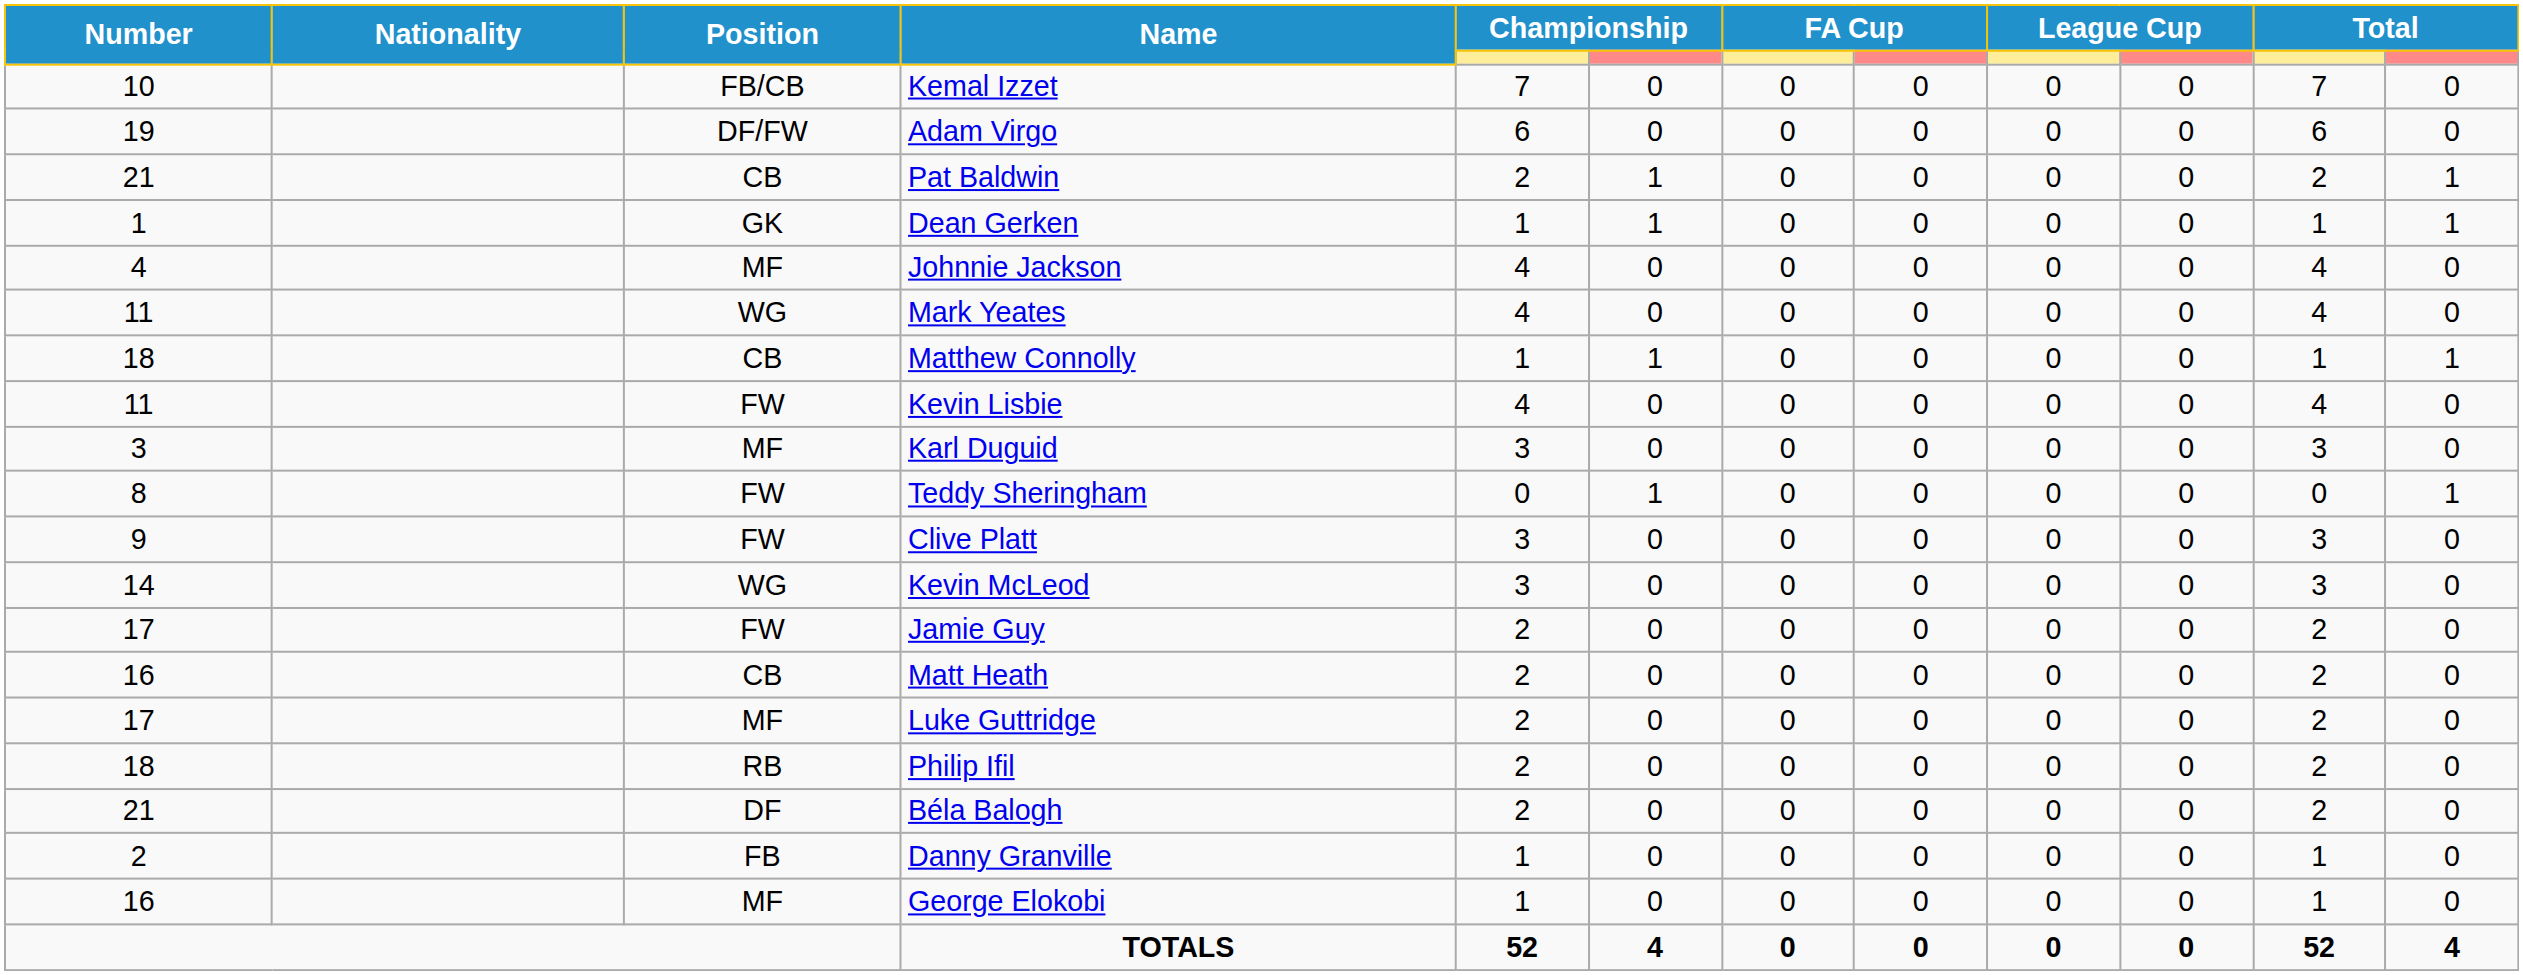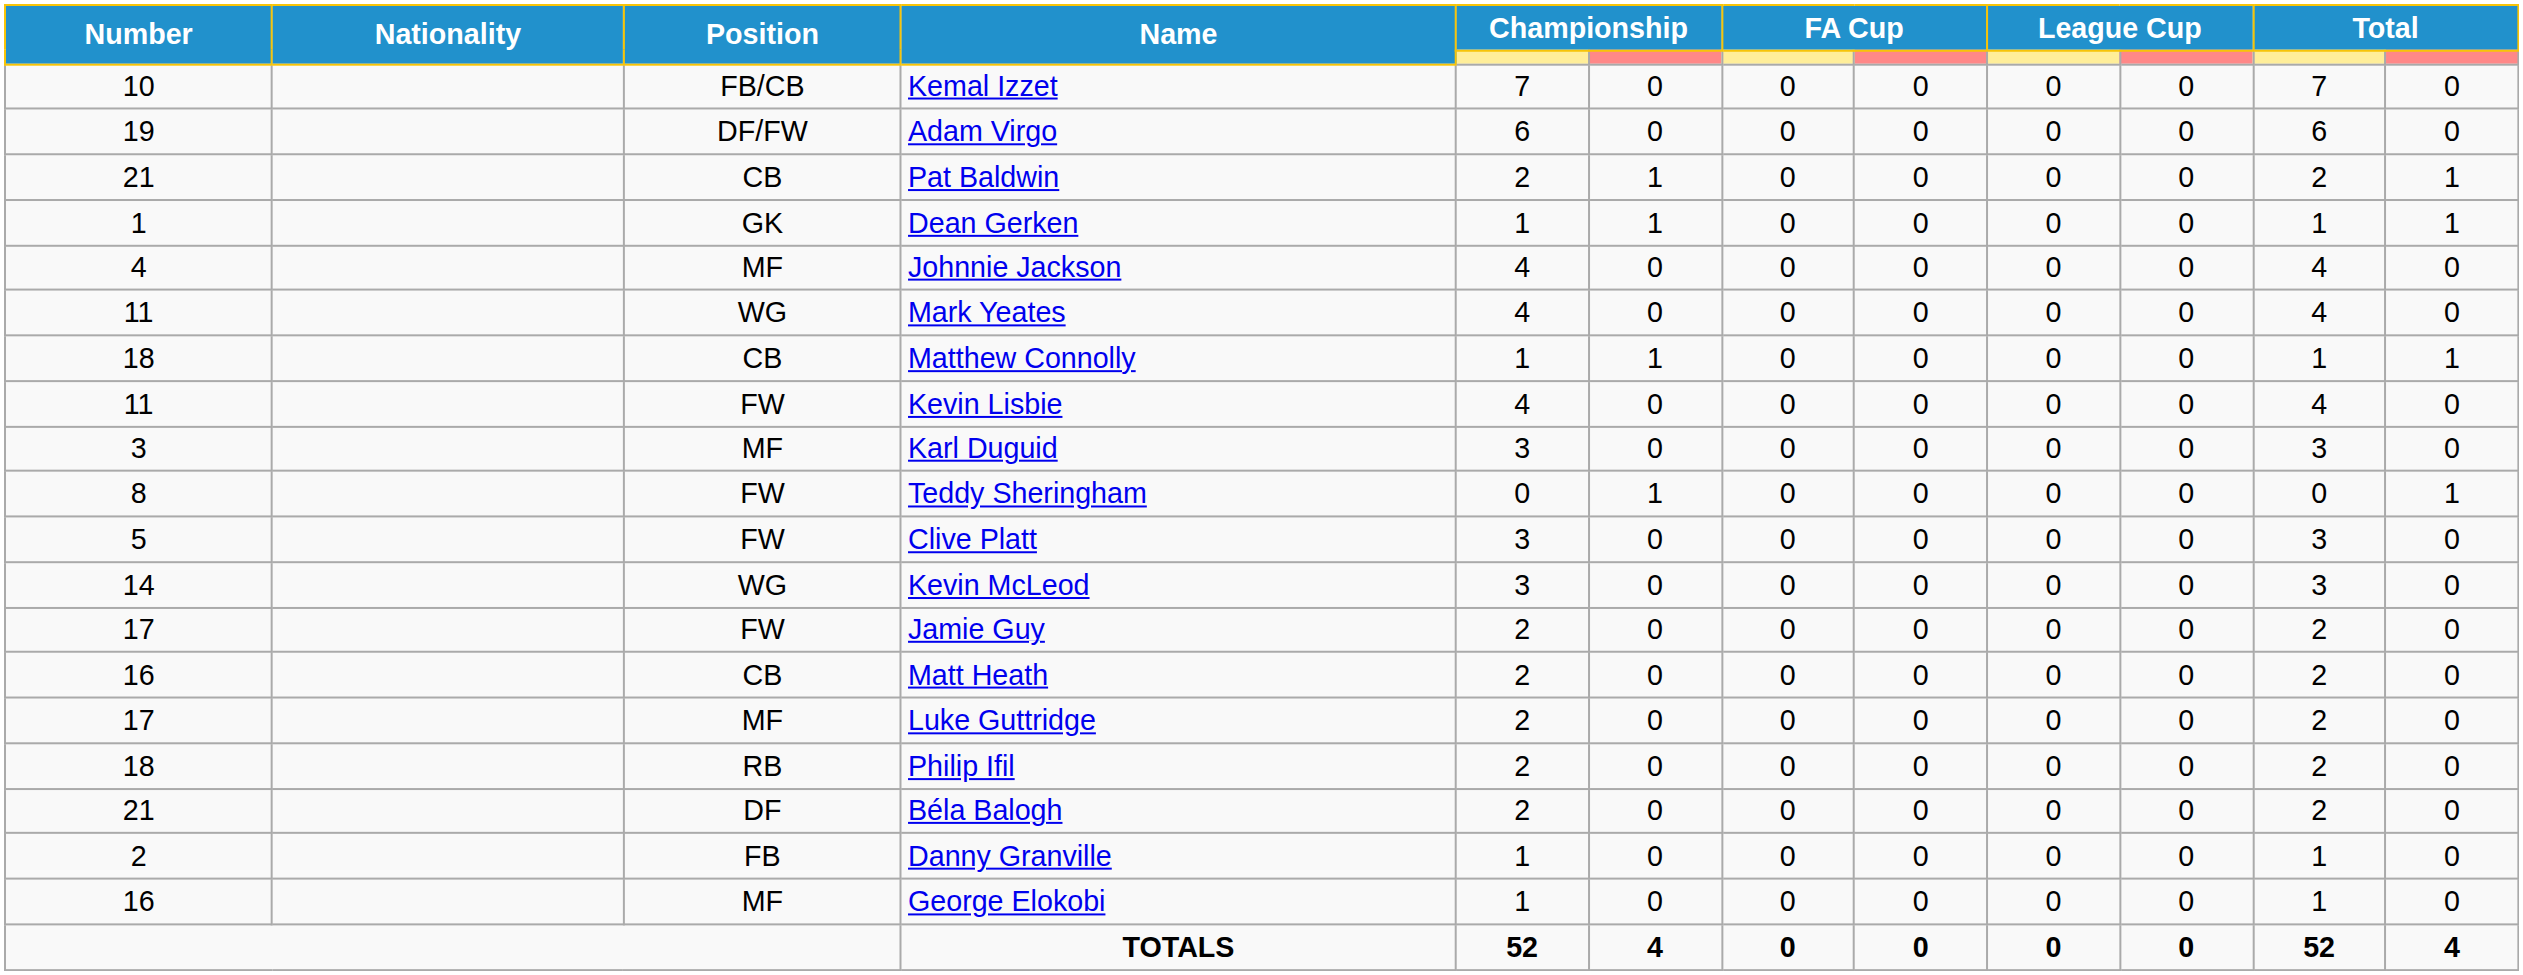(139, 539) 9 -> (139, 539) 5
